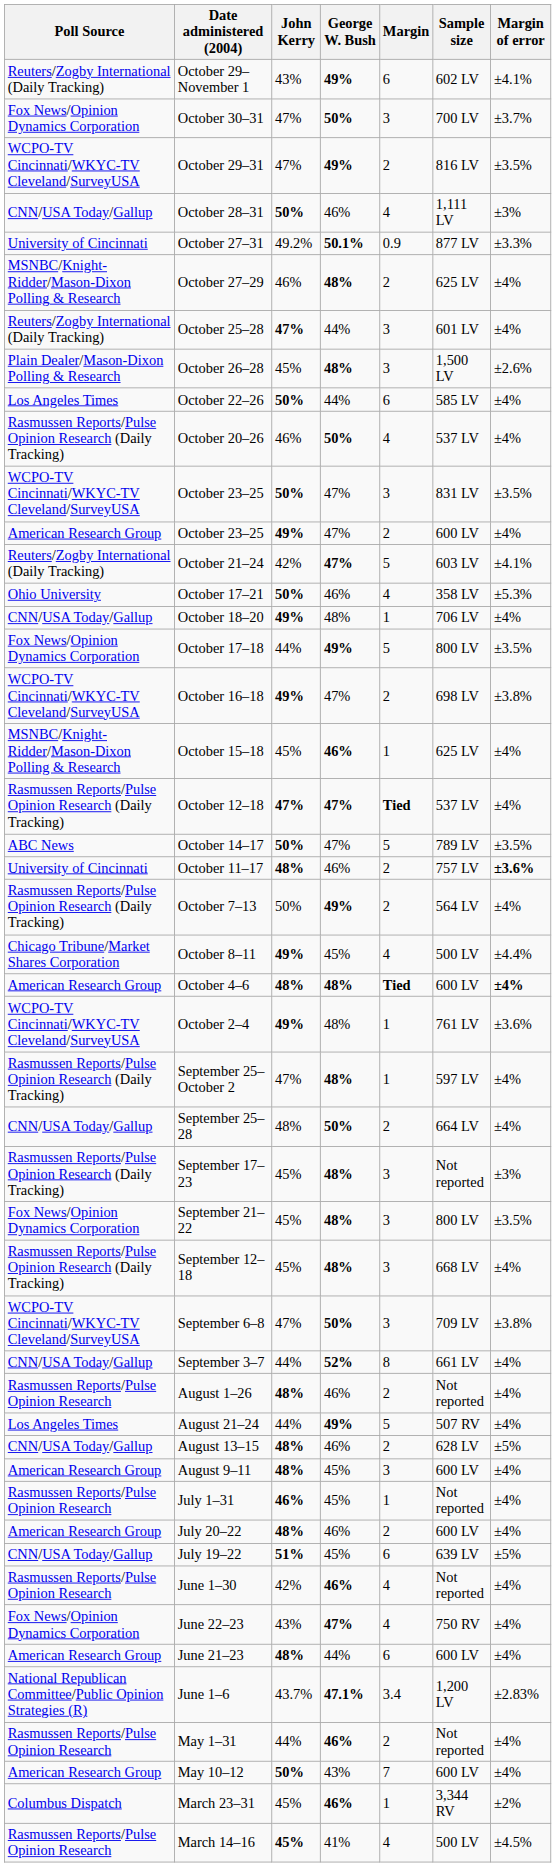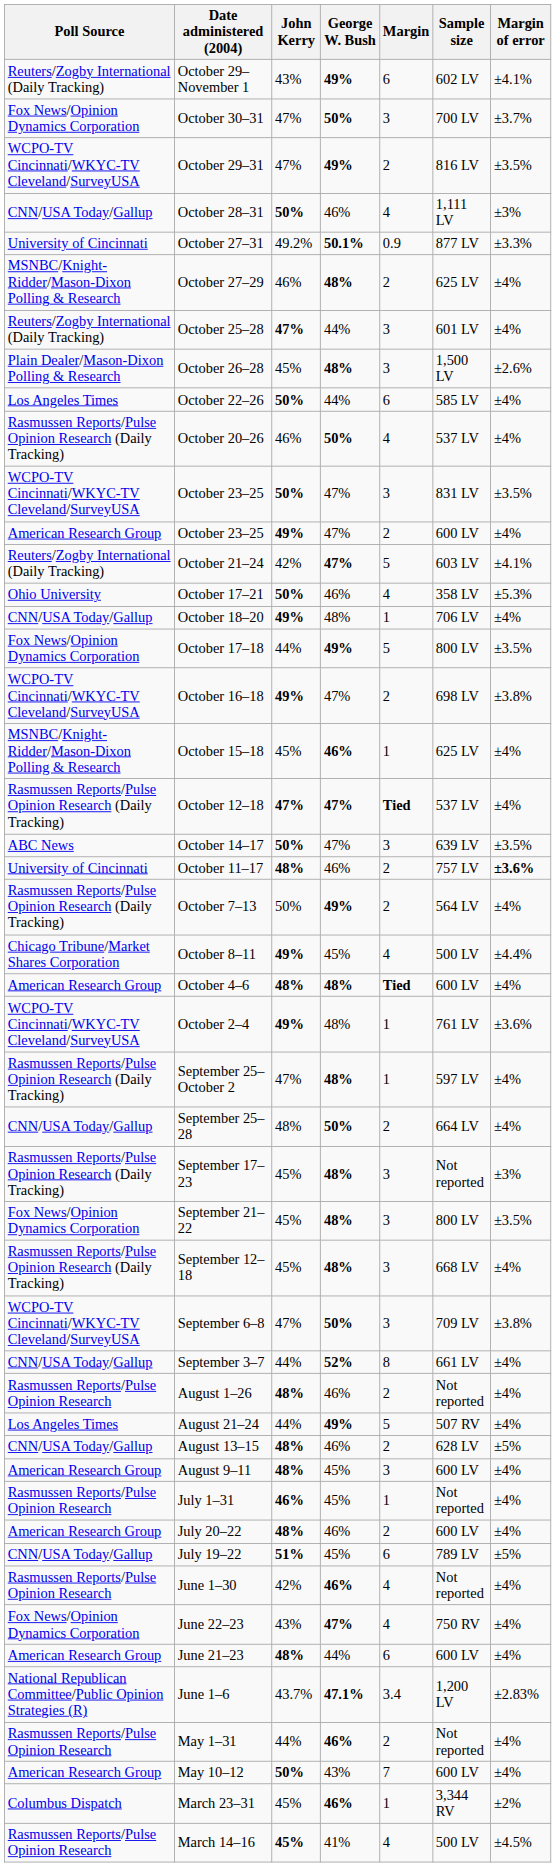(386, 845) 5 -> (386, 845) 3
(457, 845) 789 LV -> (457, 845) 639 LV
(509, 985) bold -> (507, 985) normal
(457, 1554) 639 LV -> (457, 1554) 789 LV
